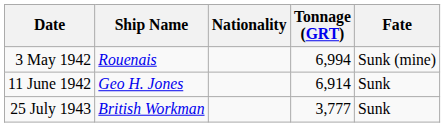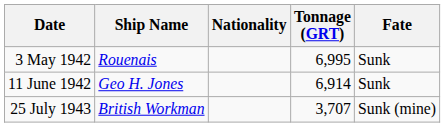(333, 59) 6,994 -> (333, 59) 6,995
(397, 59) Sunk (mine) -> (374, 59) Sunk
(333, 109) 3,777 -> (333, 109) 3,707
(374, 109) Sunk -> (397, 109) Sunk (mine)
